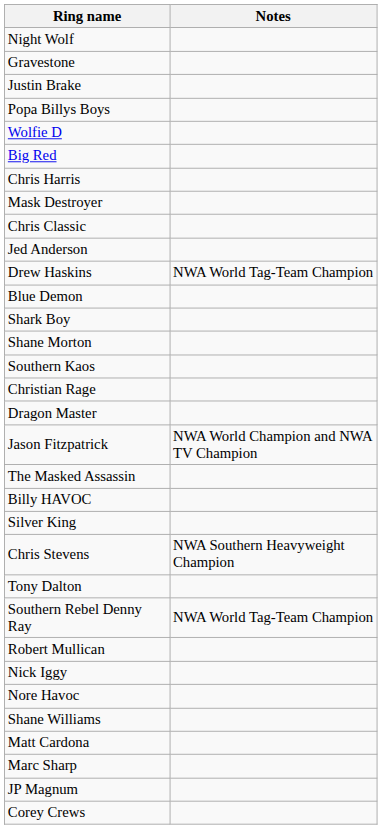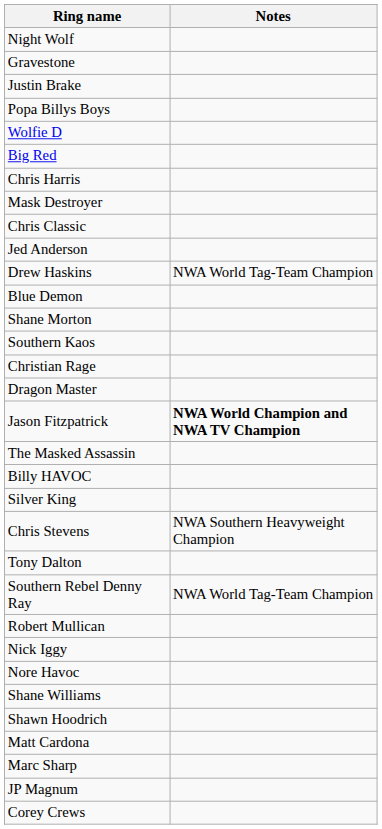- row: (39, 319)
(273, 444) normal -> (260, 421) bold
+ row: (58, 719)
